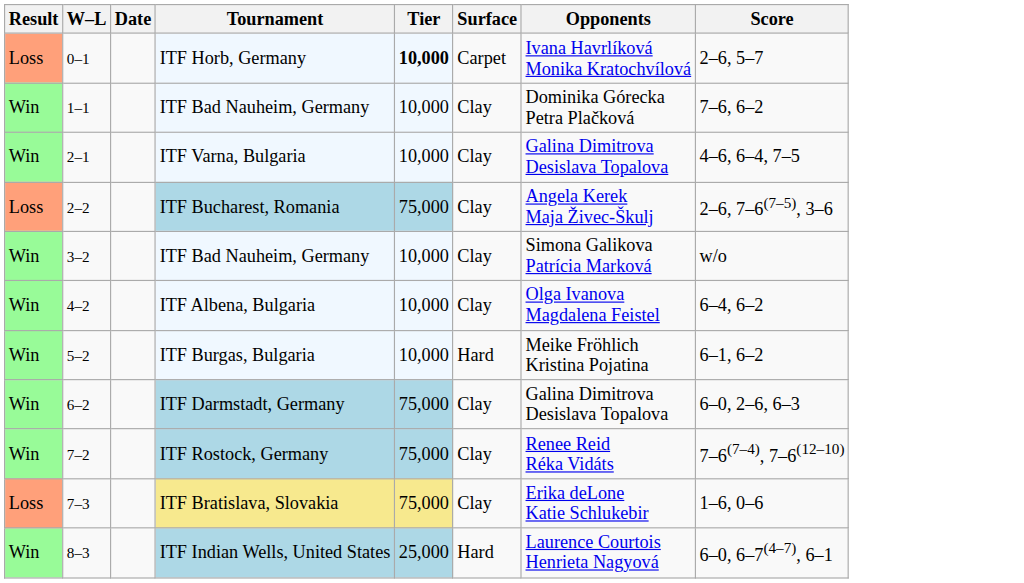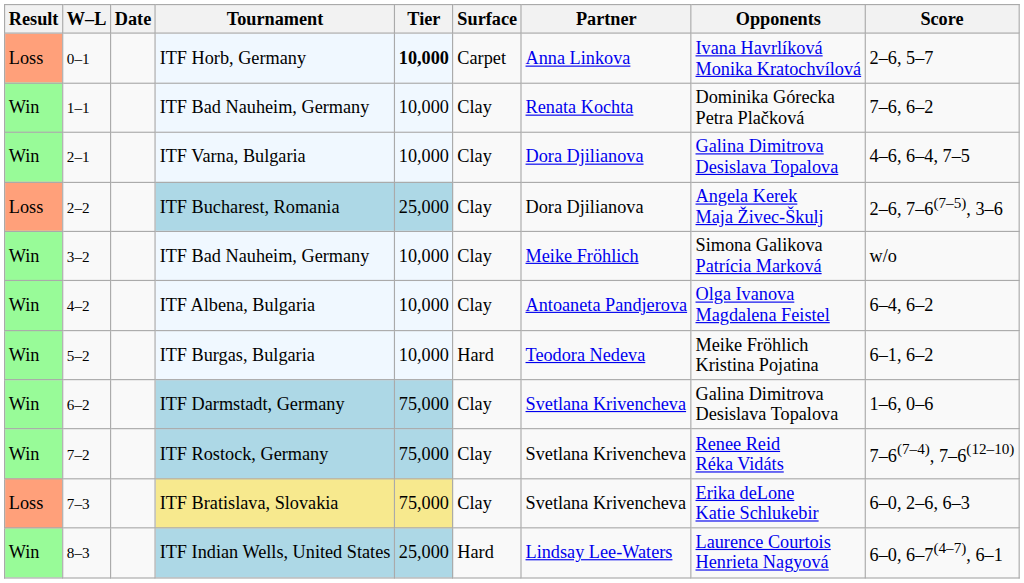+ column: (606, 18)
(424, 206) 75,000 -> (424, 206) 25,000
(750, 404) 6–0, 2–6, 6–3 -> (901, 404) 1–6, 0–6
(731, 503) 1–6, 0–6 -> (920, 503) 6–0, 2–6, 6–3
